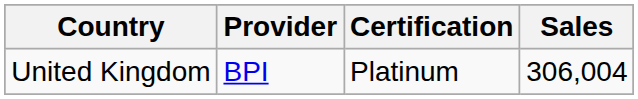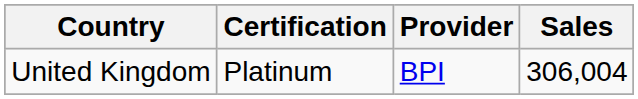columns swapped: (280, 26) <-> (432, 26)
